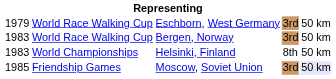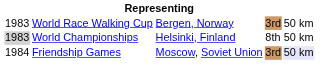- row: (218, 23)
(17, 53) no background -> (17, 38) lightgrey background
(17, 68) 1985 -> (17, 53) 1984
